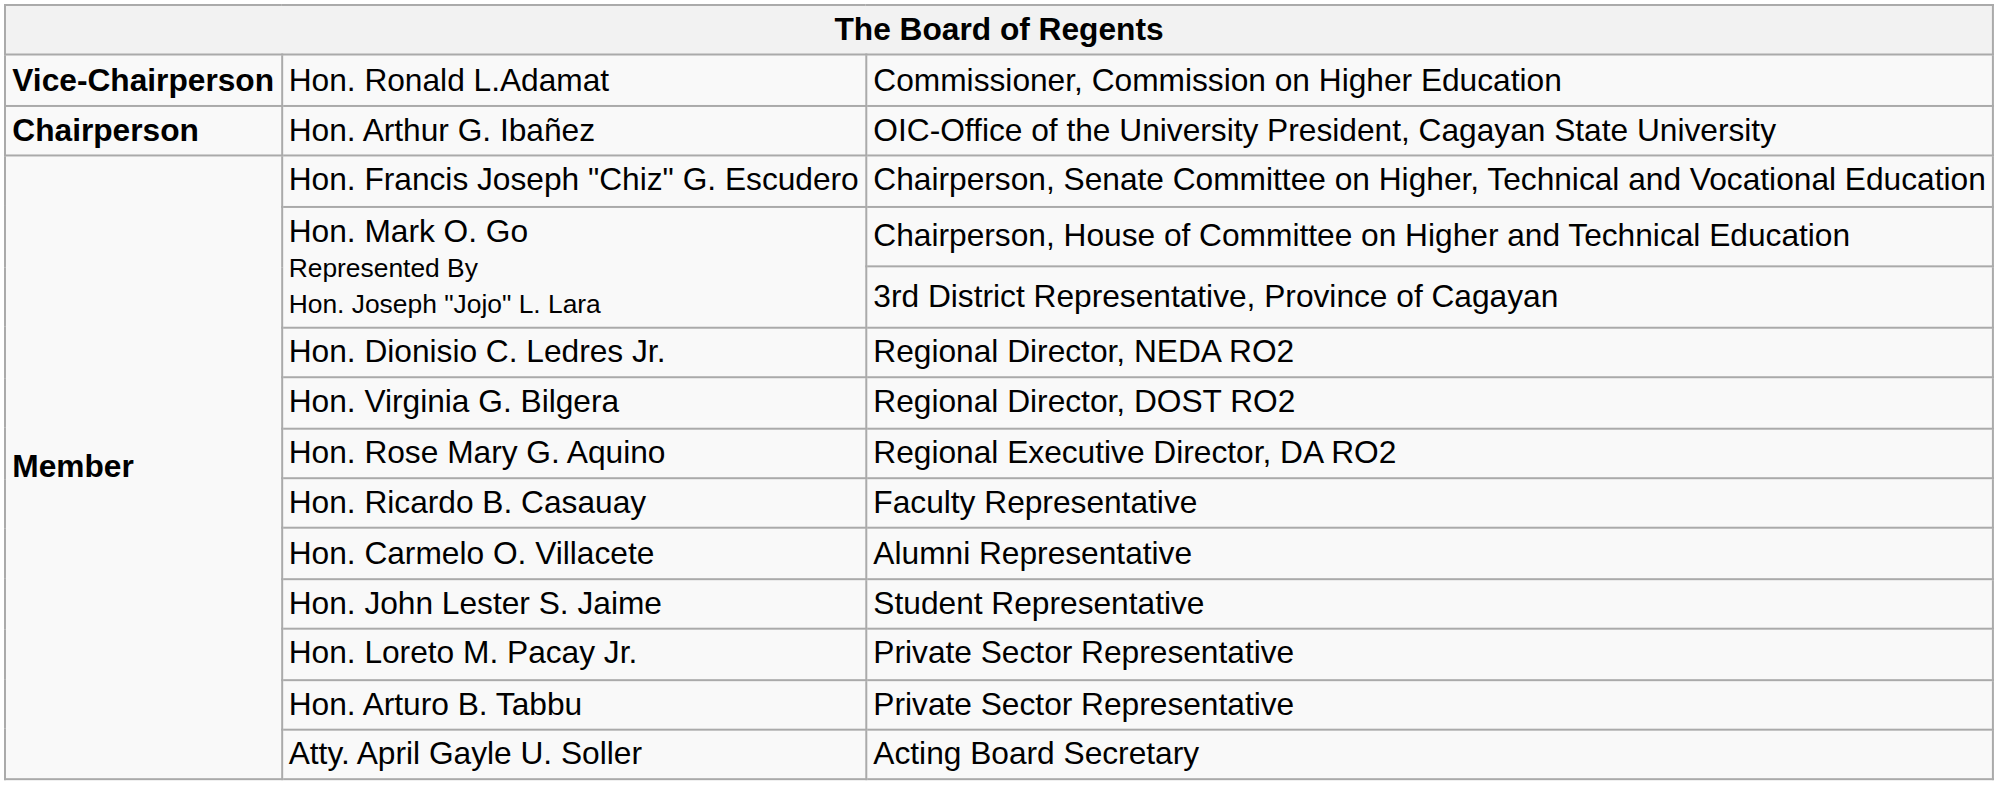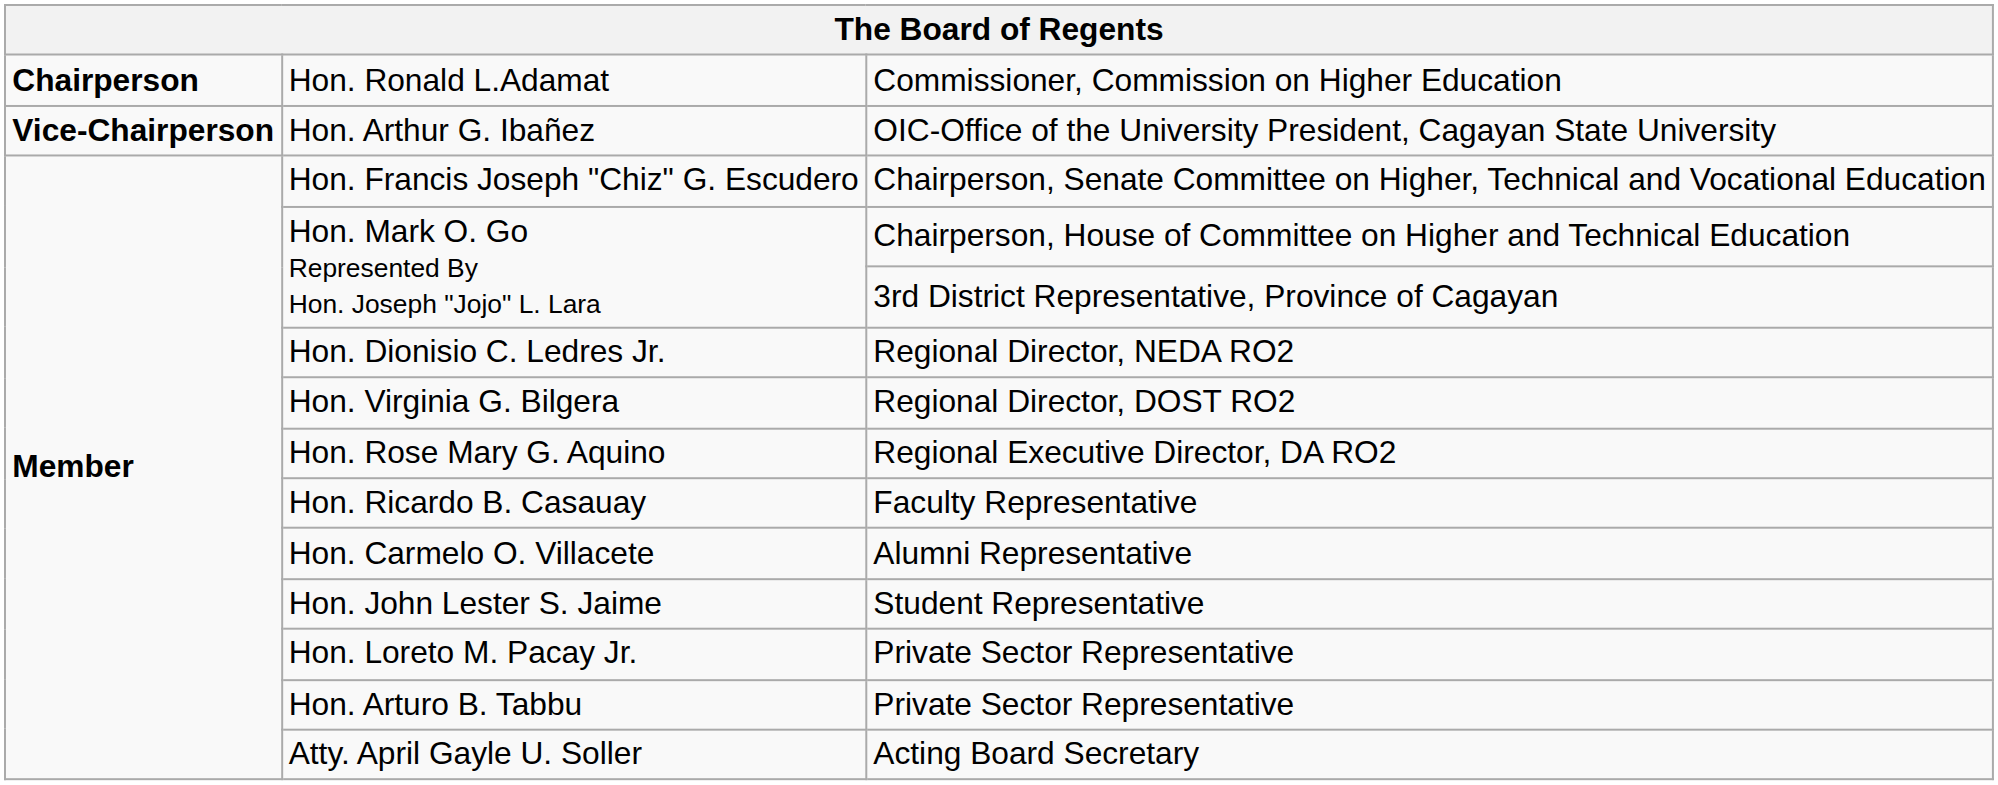(143, 79) Vice-Chairperson -> (106, 79) Chairperson
(106, 130) Chairperson -> (143, 130) Vice-Chairperson
